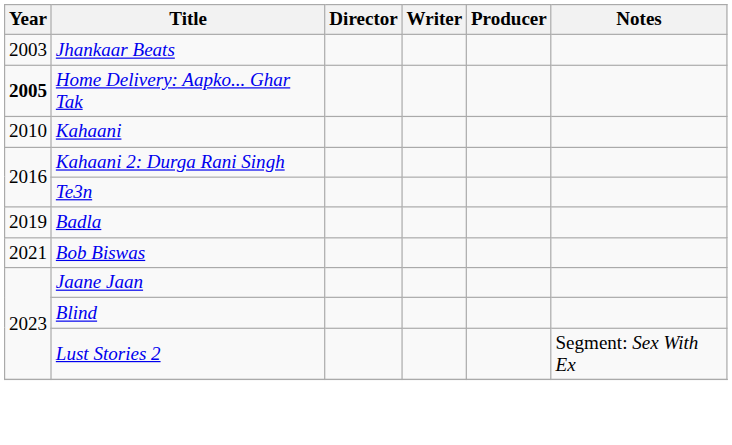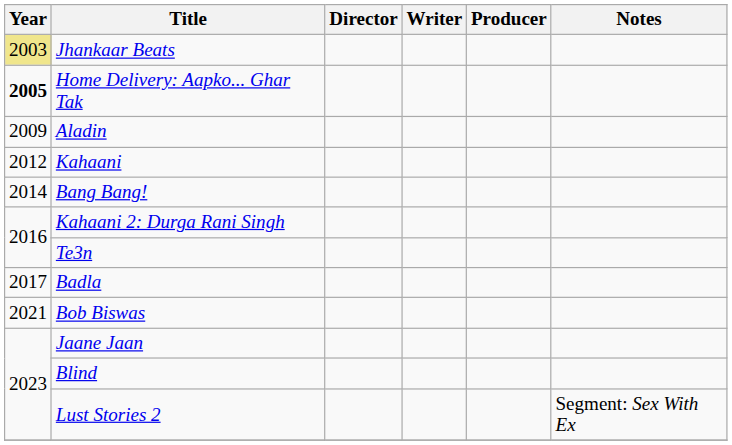(28, 49) no background -> (28, 49) khaki background
+ row: (81, 131)
(28, 131) 2010 -> (28, 161) 2012
+ row: (102, 191)
(28, 222) 2019 -> (28, 282) 2017
